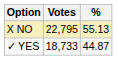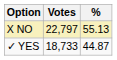(62, 29) 22,795 -> (62, 29) 22,797
